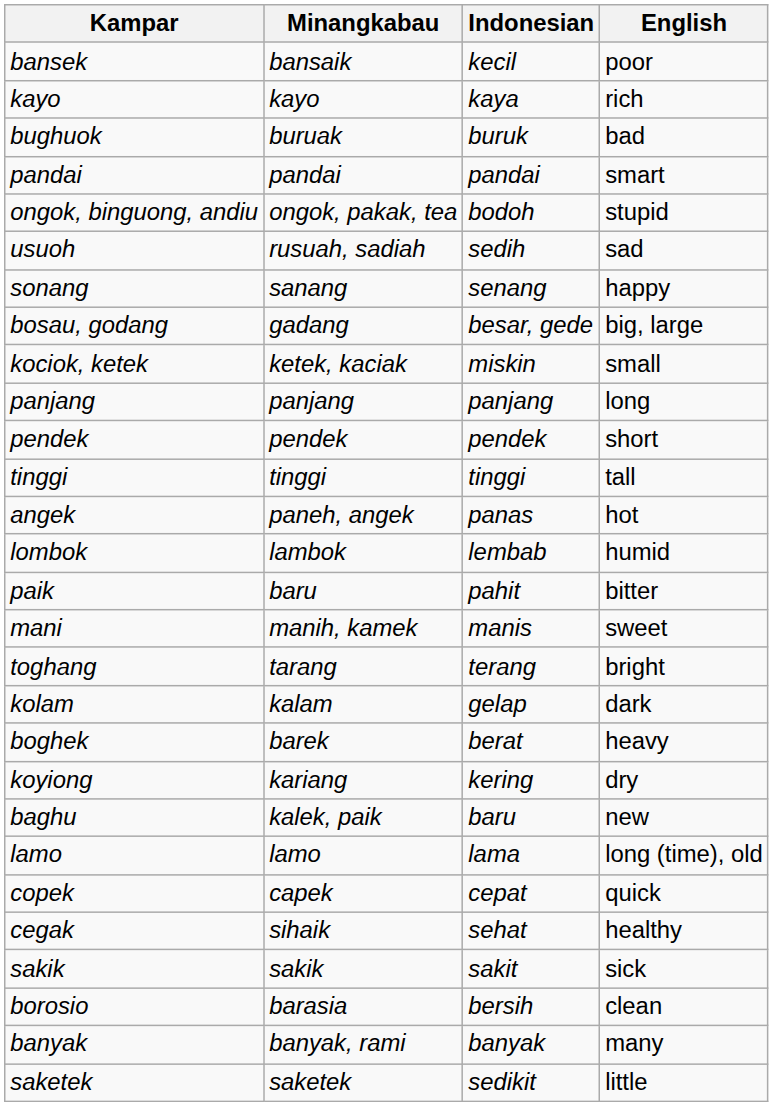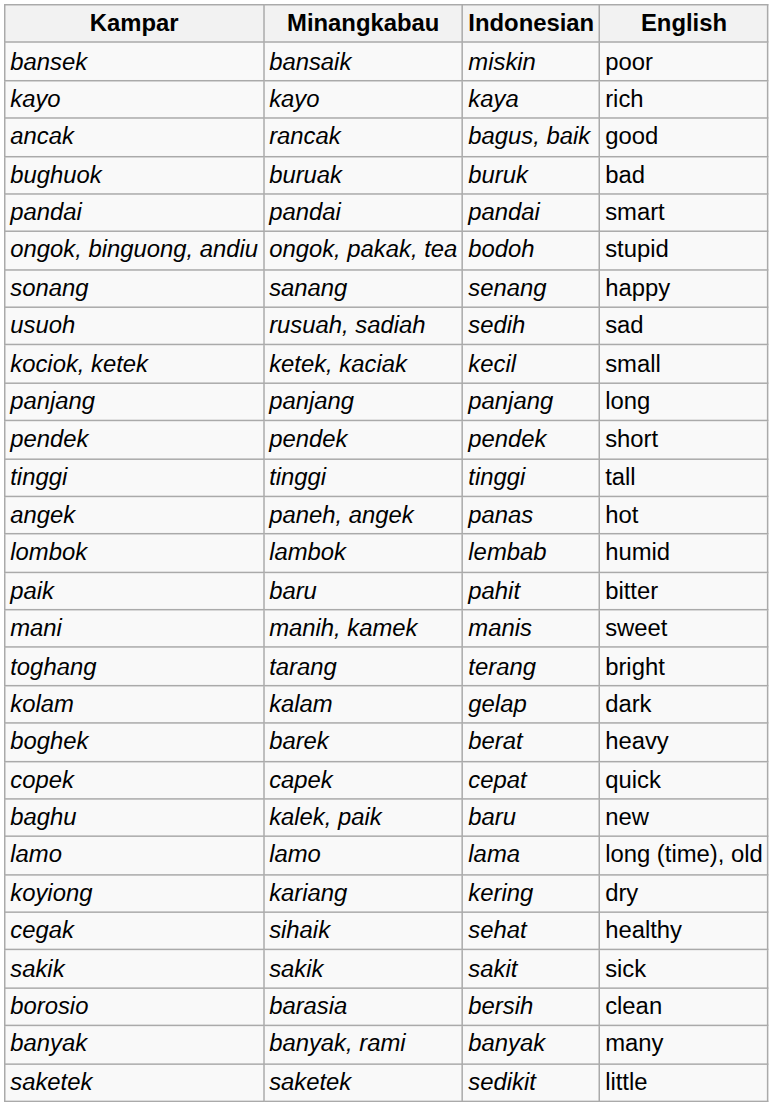(492, 61) kecil -> (502, 61) miskin
+ row: (42, 136)
rows swapped: (49, 288) <-> (43, 250)
- row: (89, 325)
(502, 363) miskin -> (492, 363) kecil
rows swapped: (51, 779) <-> (42, 893)
